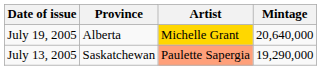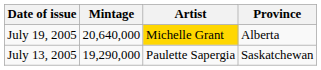columns swapped: (119, 14) <-> (285, 14)
(205, 55) lightsalmon background -> (191, 55) no background
